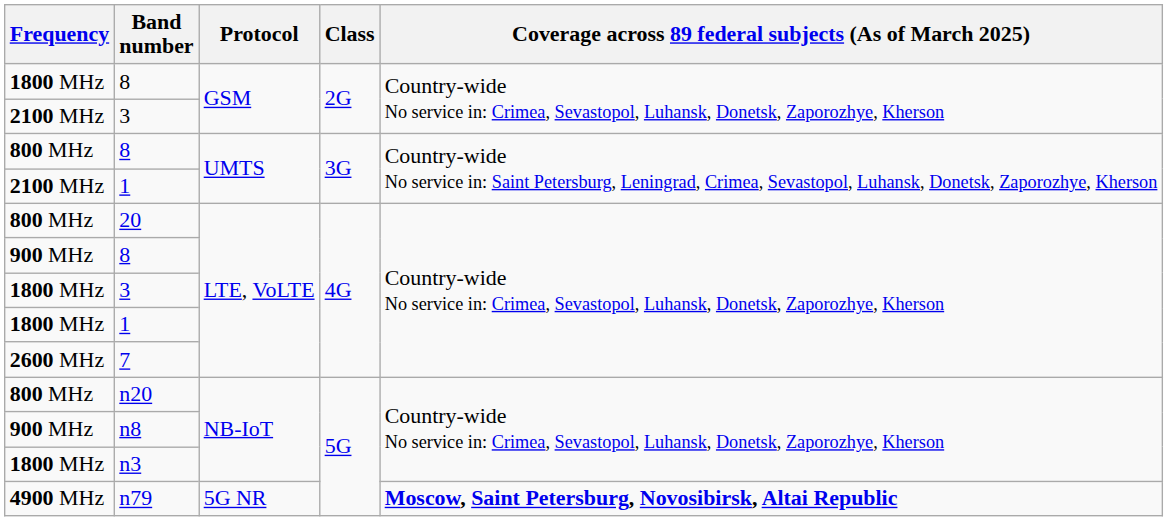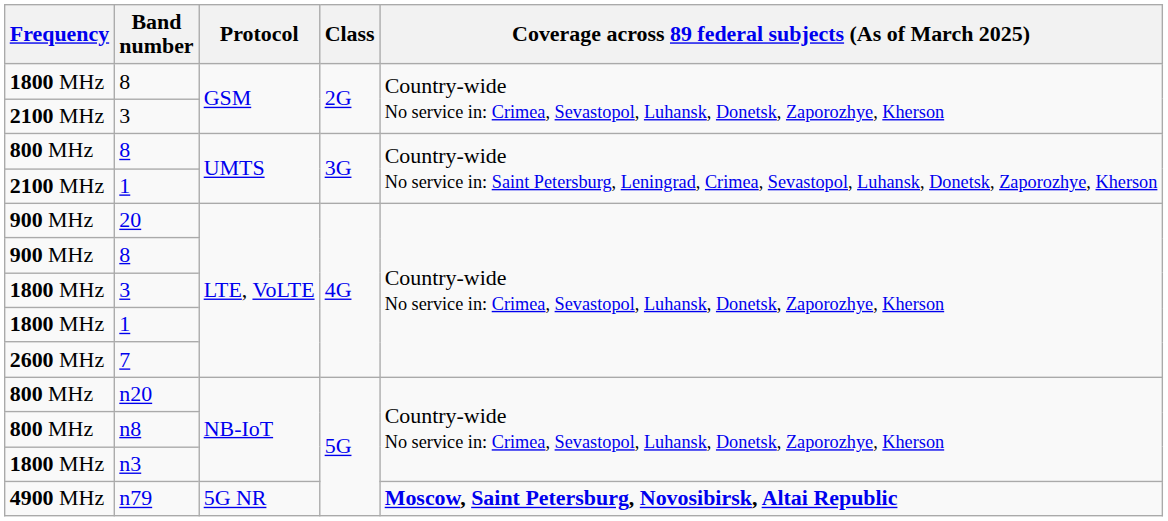(51, 220) 800 MHz -> (51, 220) 900 MHz
(51, 428) 900 MHz -> (51, 428) 800 MHz
